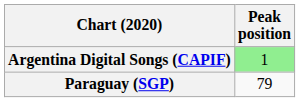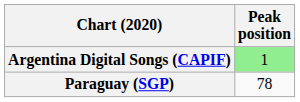(264, 84) 79 -> (264, 84) 78
